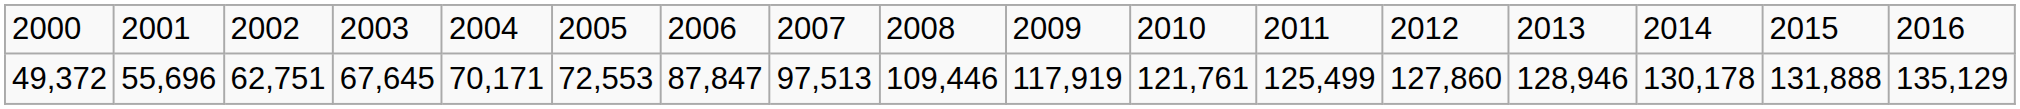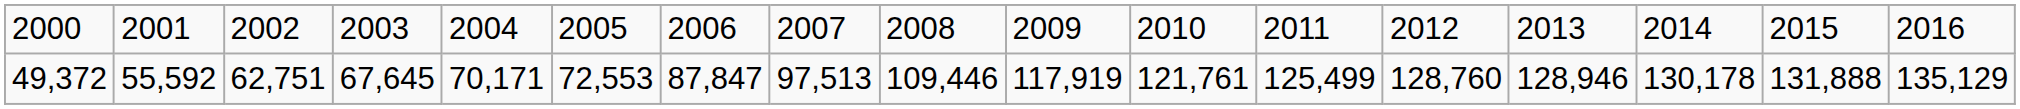(169, 78) 55,696 -> (169, 78) 55,592
(1446, 78) 127,860 -> (1446, 78) 128,760
